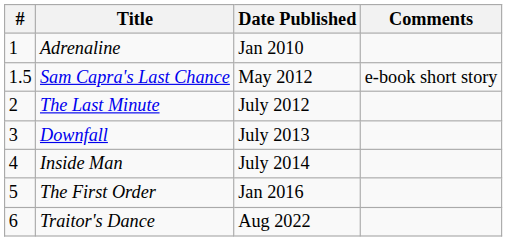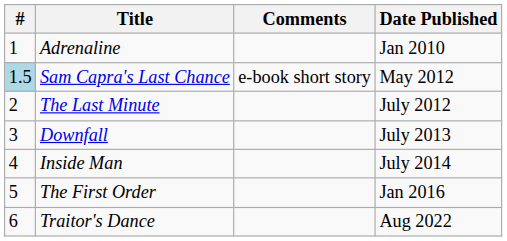columns swapped: (297, 18) <-> (431, 18)
(20, 76) no background -> (20, 76) lightblue background
